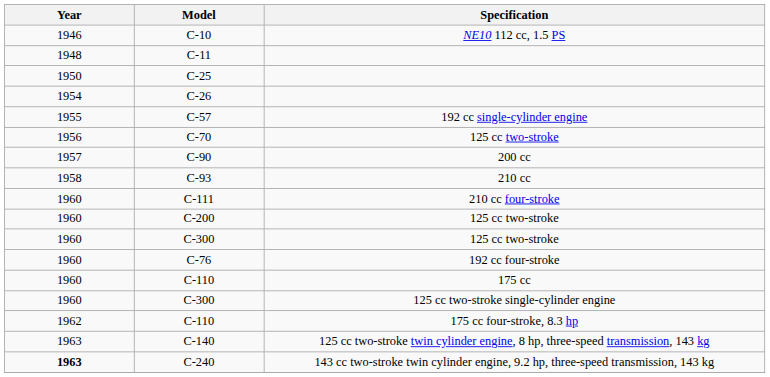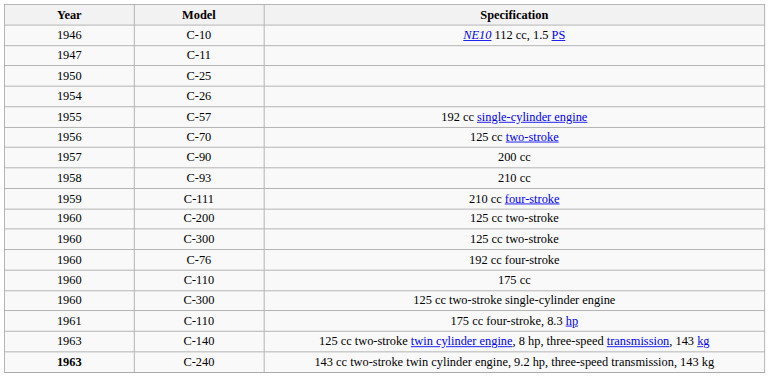(69, 55) 1948 -> (69, 55) 1947
(69, 198) 1960 -> (69, 198) 1959
(69, 321) 1962 -> (69, 321) 1961
